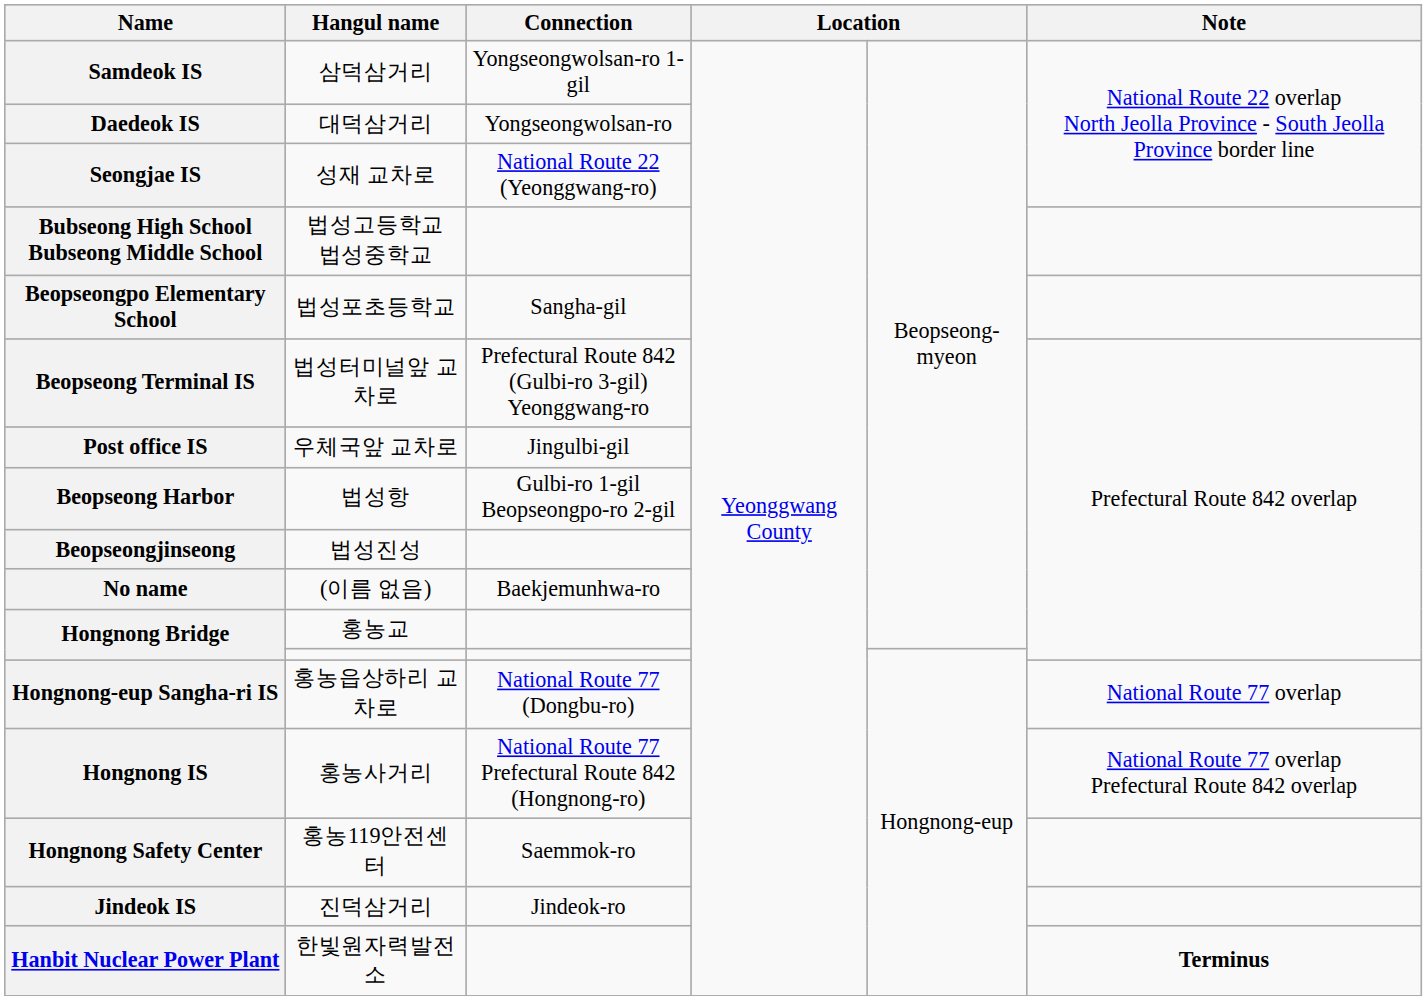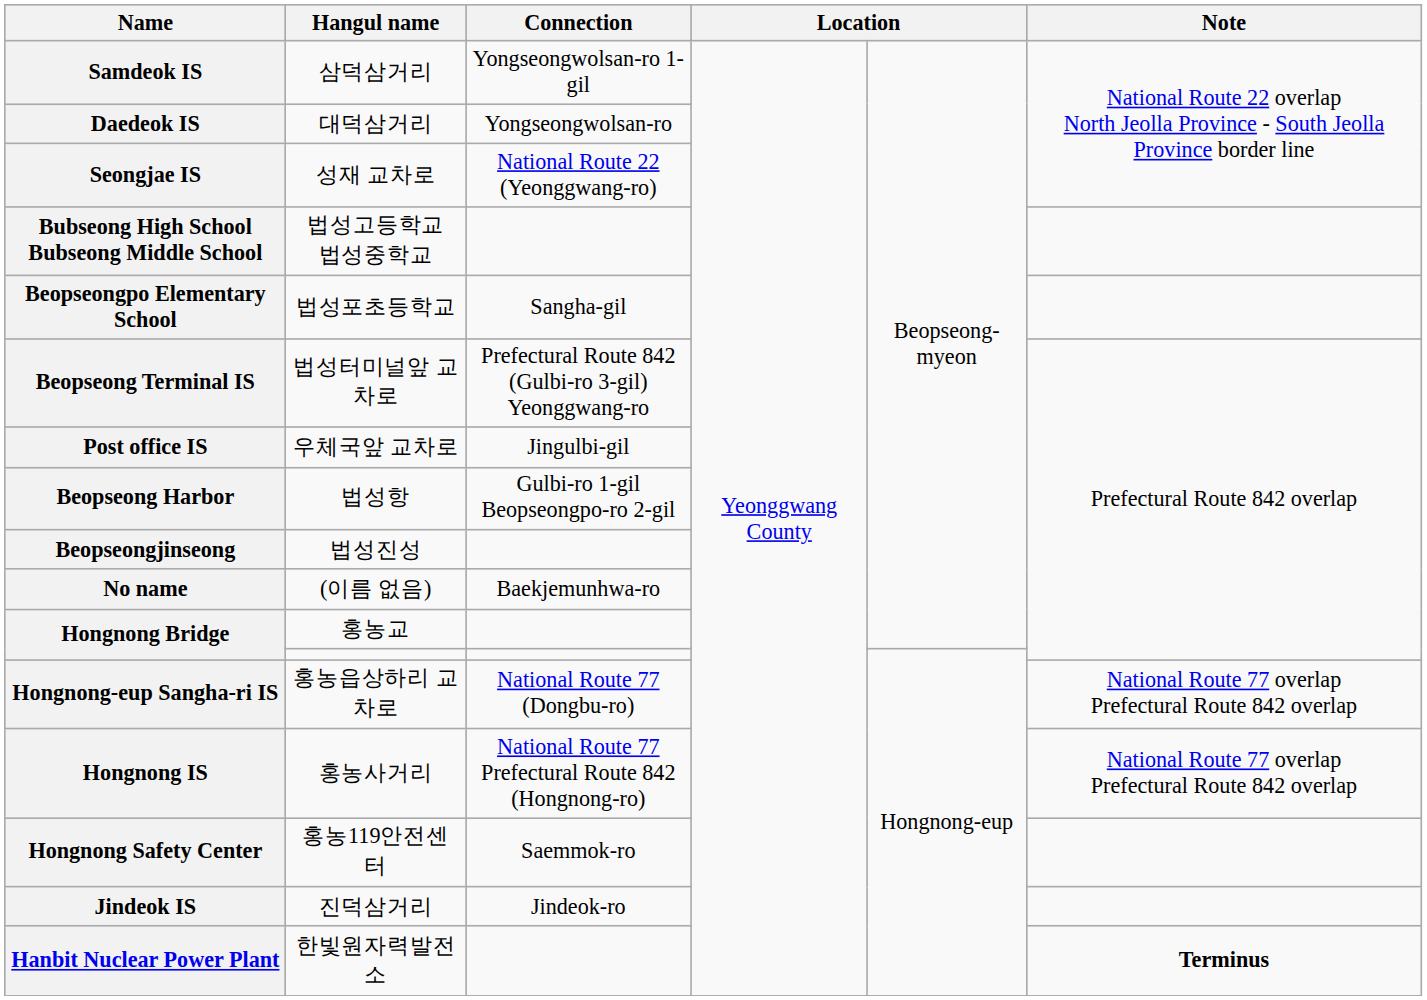(1224, 693) National Route 77 overlap -> (1224, 693) National Route 77 overlap Prefectural Route 842 overlap
